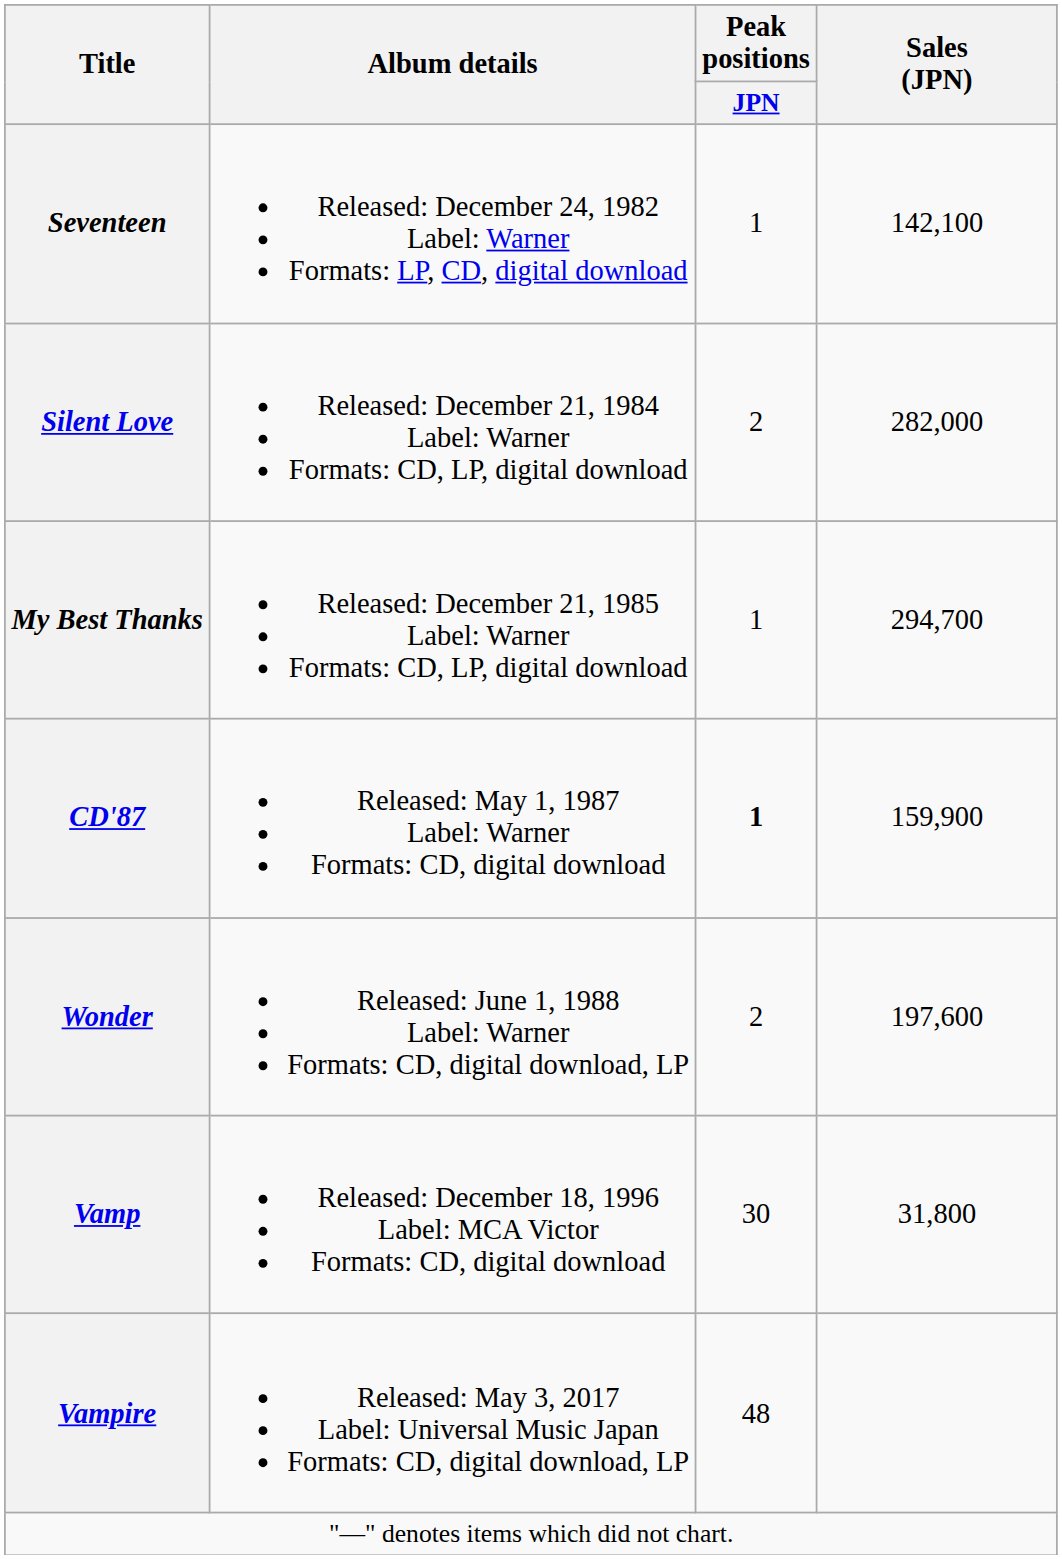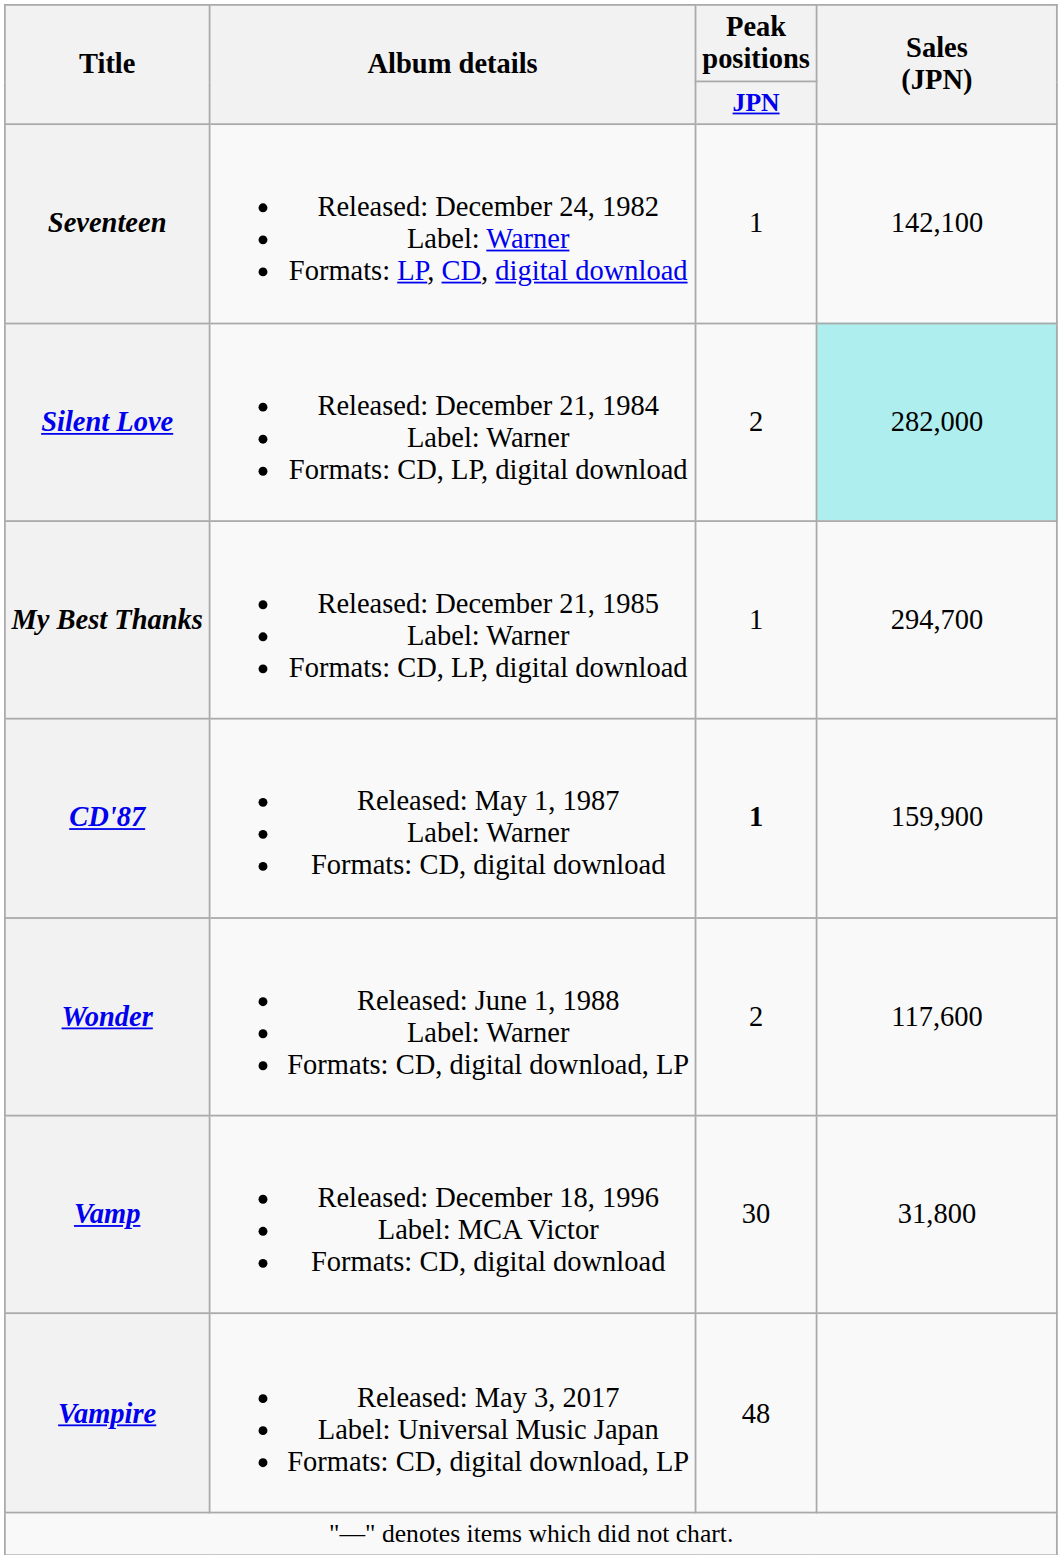(937, 421) no background -> (937, 421) paleturquoise background
(937, 1016) 197,600 -> (937, 1016) 117,600
